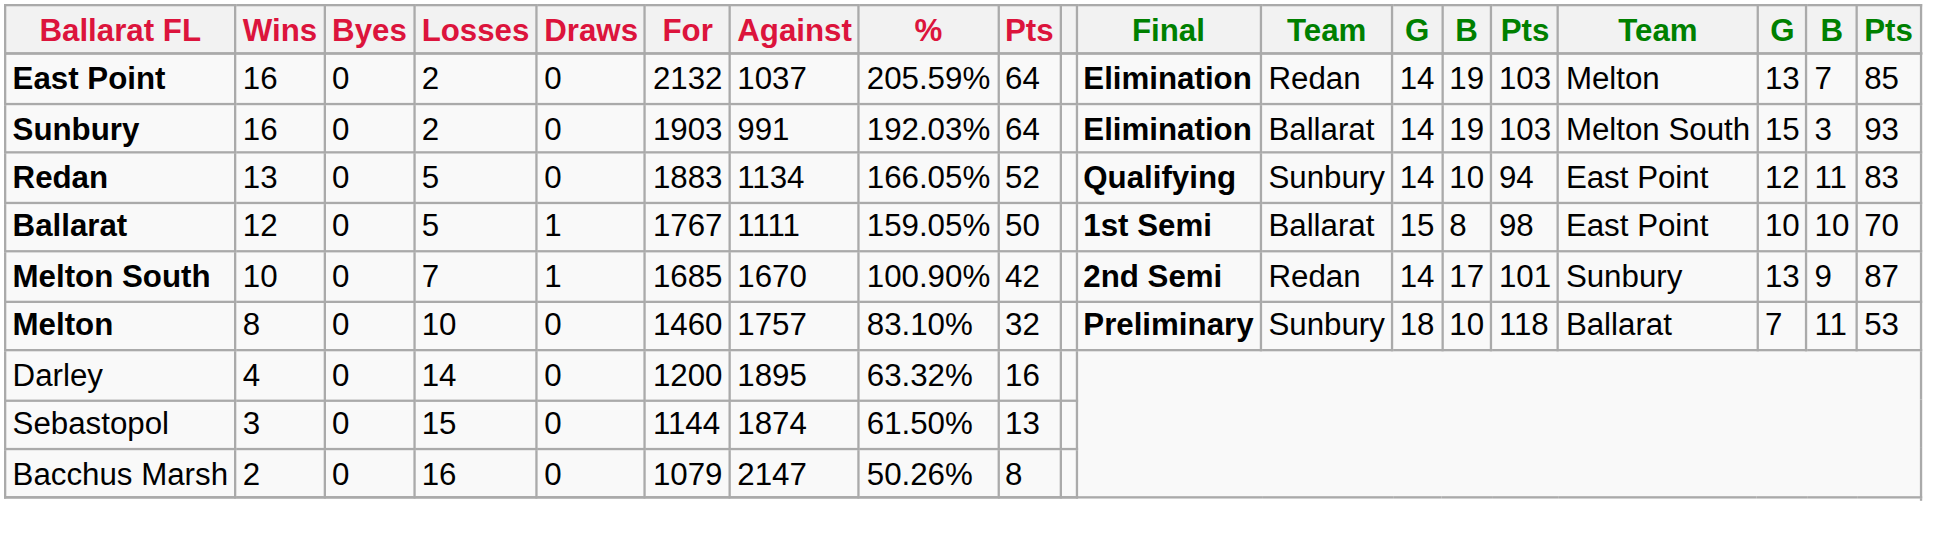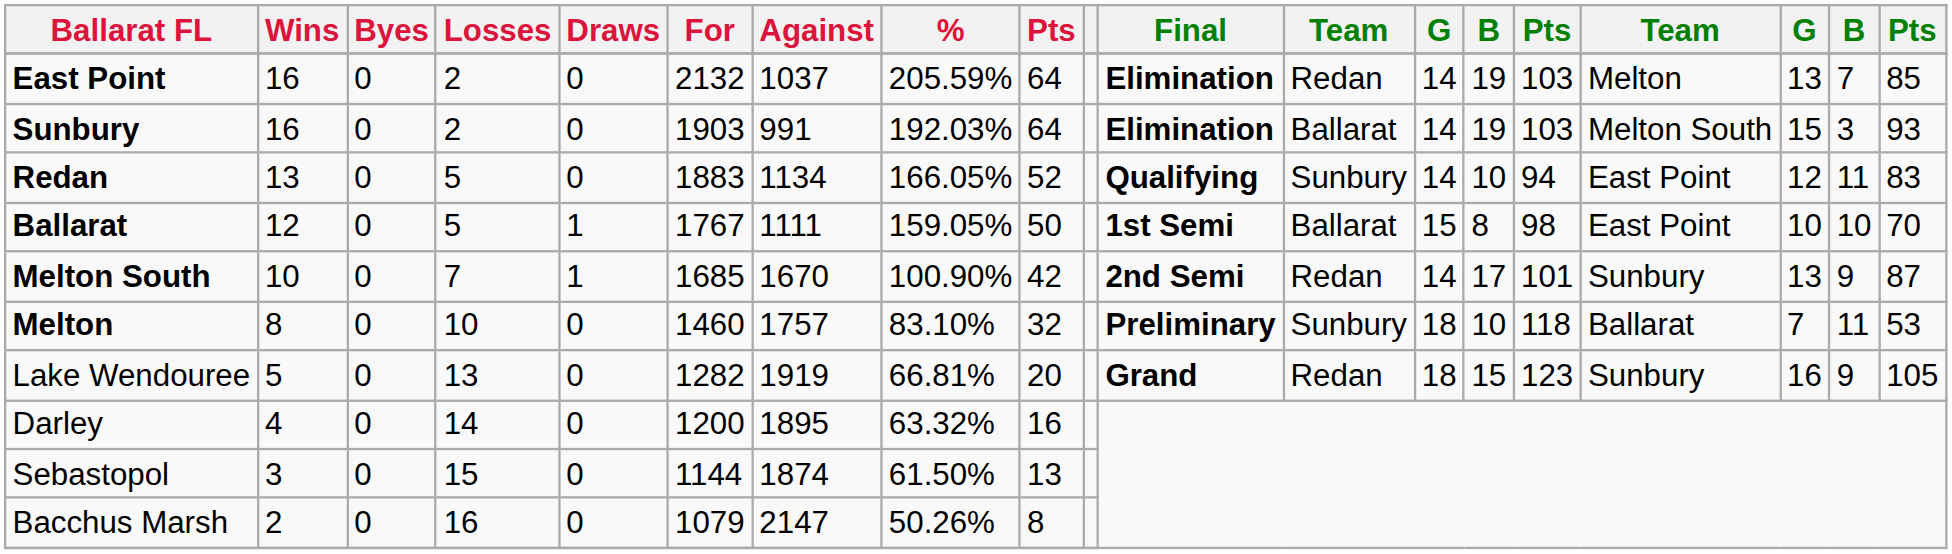+ row: (131, 375)
